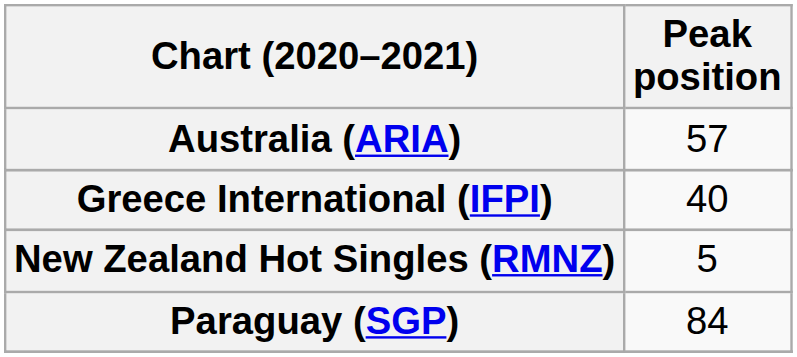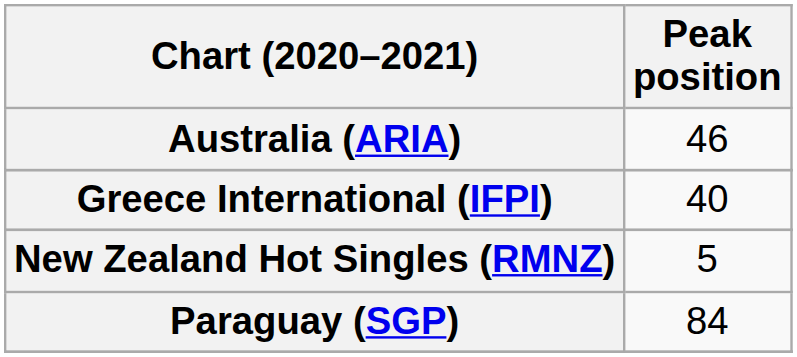(707, 138) 57 -> (707, 138) 46
